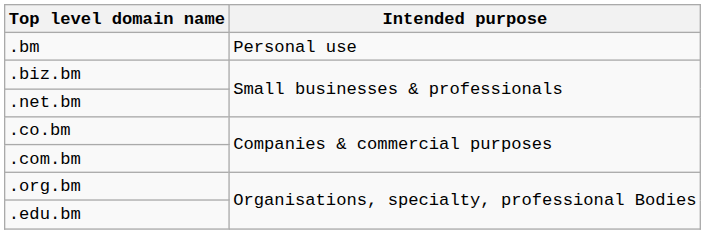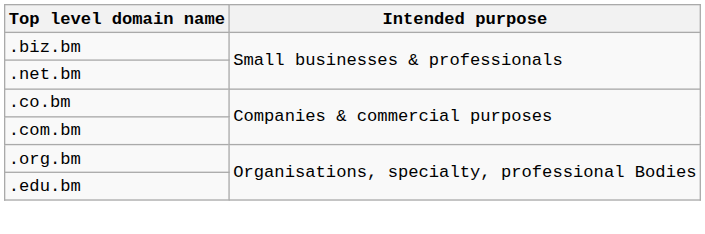- row: (24, 47)
